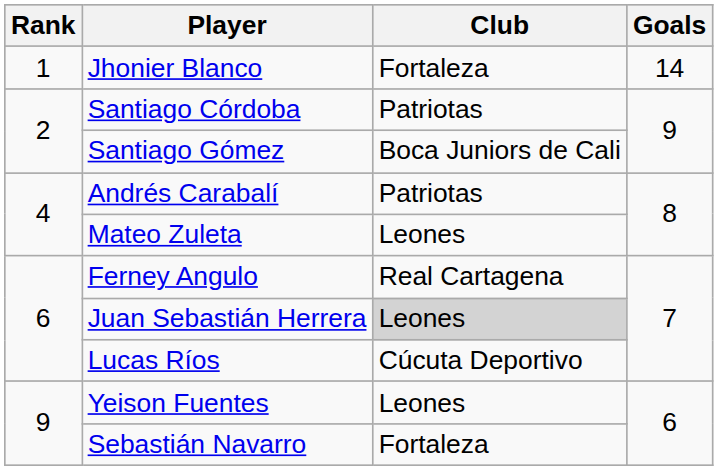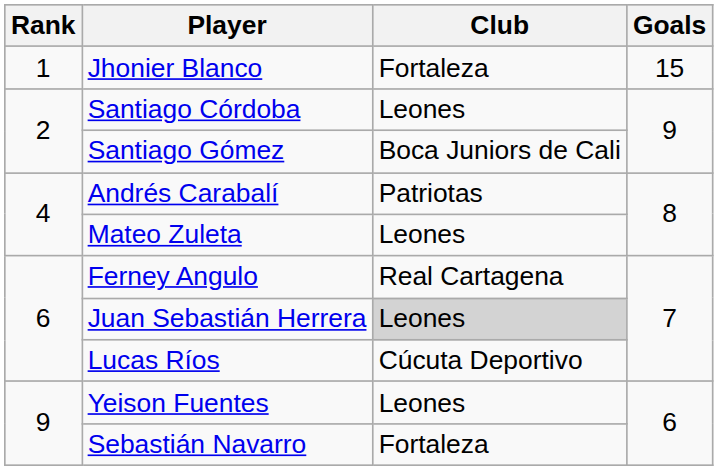(670, 67) 14 -> (670, 67) 15
(431, 109) Patriotas -> (422, 109) Leones
